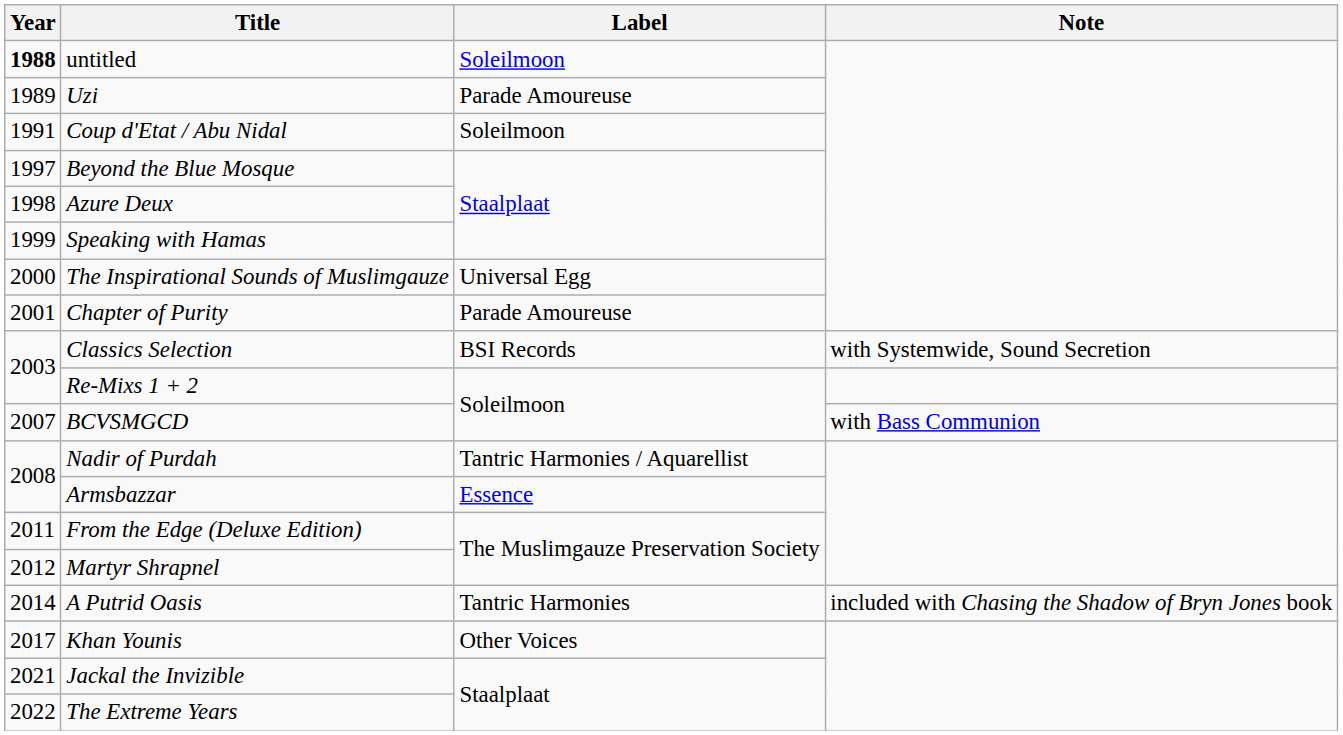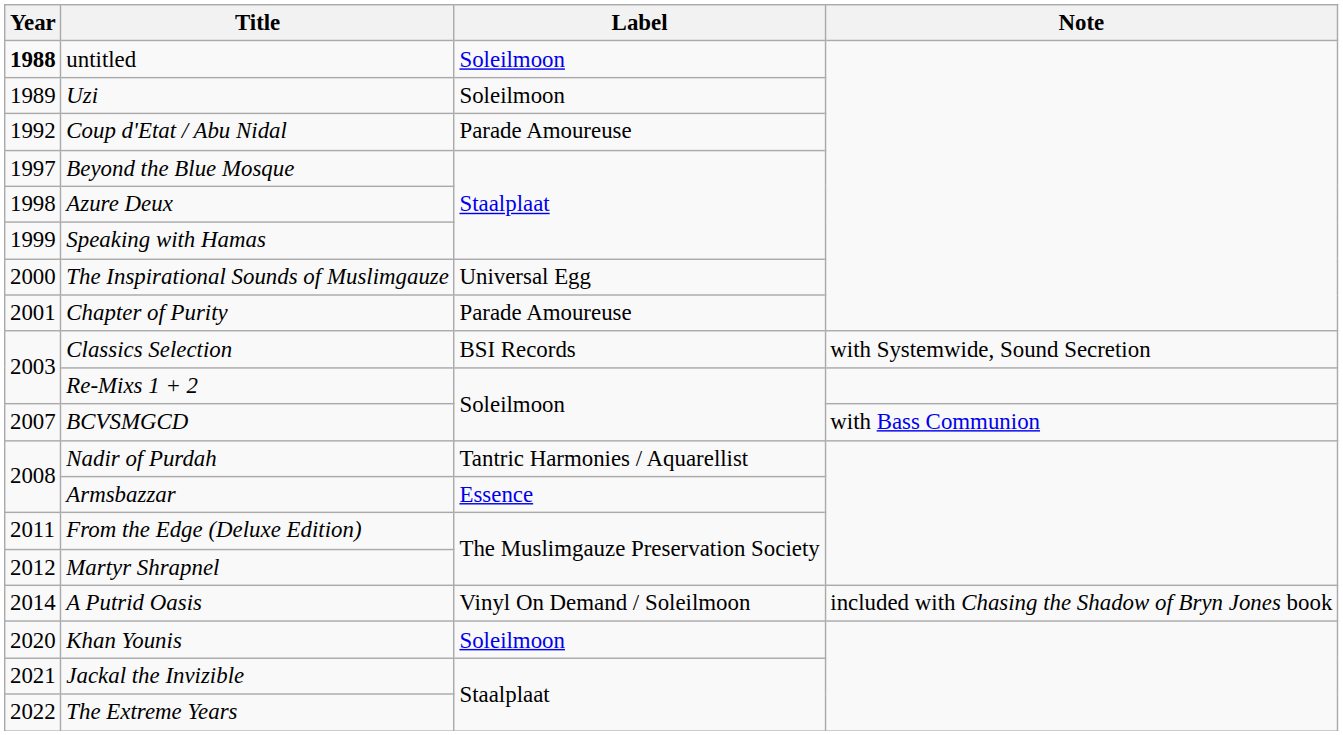(546, 95) Parade Amoureuse -> (512, 95) Soleilmoon
(33, 131) 1991 -> (33, 131) 1992
(512, 131) Soleilmoon -> (546, 131) Parade Amoureuse
(545, 603) Tantric Harmonies -> (605, 603) Vinyl On Demand / Soleilmoon
(33, 639) 2017 -> (33, 639) 2020
(518, 639) Other Voices -> (512, 639) Soleilmoon
